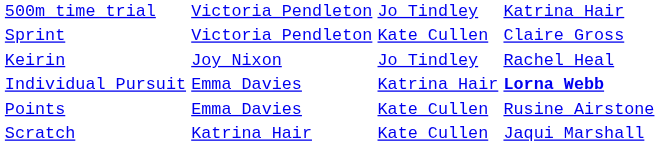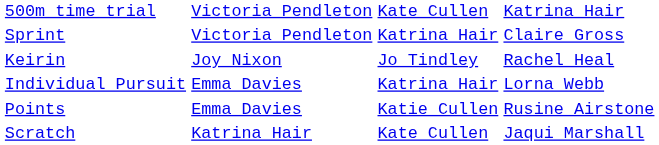(428, 11) Jo Tindley -> (433, 11) Kate Cullen
(433, 36) Kate Cullen -> (438, 36) Katrina Hair
(554, 85) bold -> (554, 85) normal
(433, 109) Kate Cullen -> (438, 109) Katie Cullen
